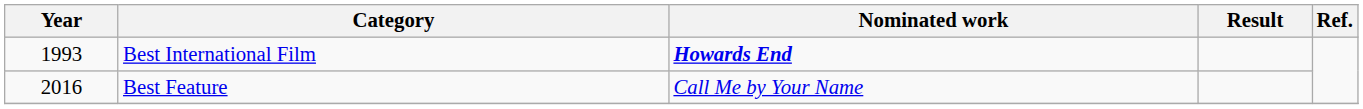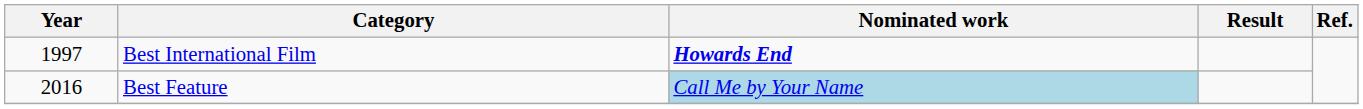(61, 53) 1993 -> (61, 53) 1997
(768, 86) no background -> (768, 86) lightblue background
